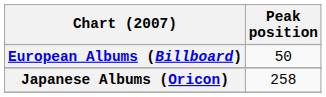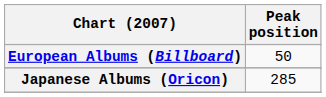(283, 80) 258 -> (283, 80) 285
